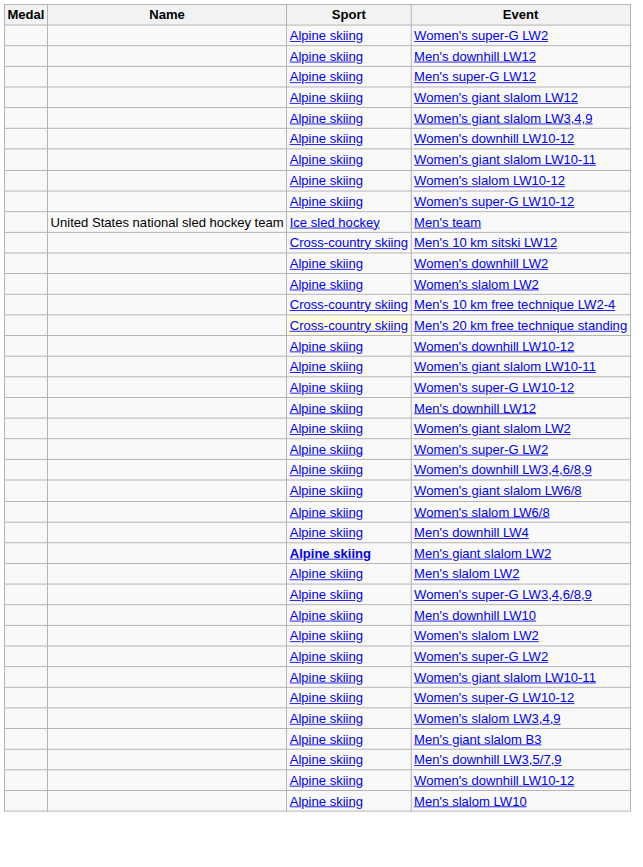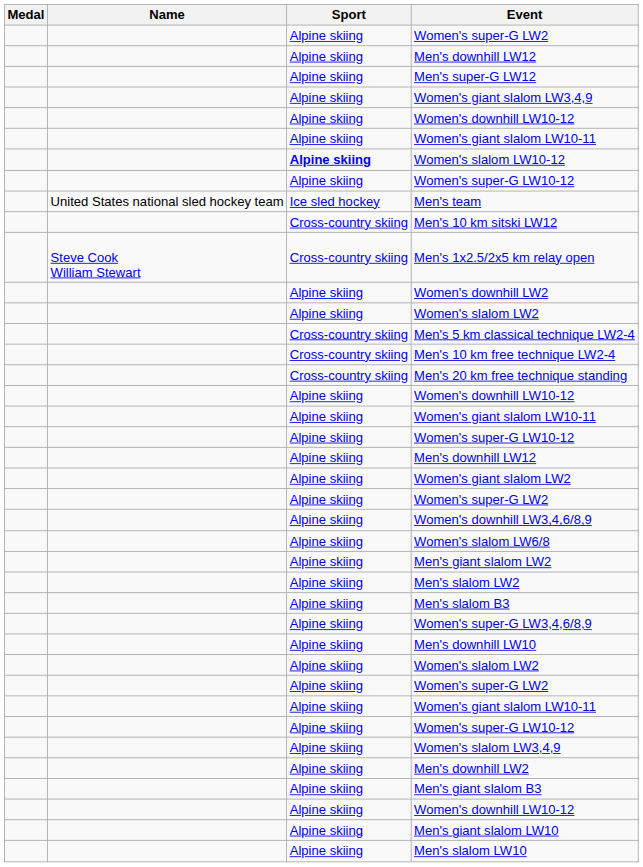- row: (167, 98)
(326, 181) normal -> (330, 160) bold
+ row: (96, 265)
+ row: (167, 334)
(349, 325) lightyellow background -> (349, 375) no background
- row: (167, 491)
- row: (167, 532)
(330, 553) bold -> (326, 562) normal
+ row: (167, 603)
+ row: (167, 768)
- row: (167, 760)
+ row: (167, 831)
